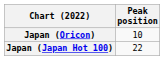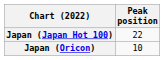rows swapped: (60, 49) <-> (60, 35)
